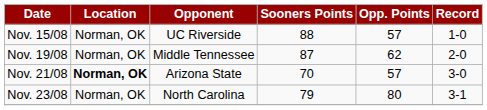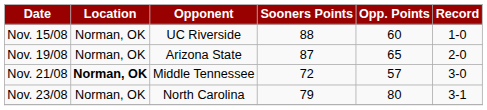(394, 34) 57 -> (394, 34) 60
(204, 54) Middle Tennessee -> (204, 54) Arizona State
(394, 54) 62 -> (394, 54) 65
(204, 74) Arizona State -> (204, 74) Middle Tennessee
(307, 74) 70 -> (307, 74) 72
